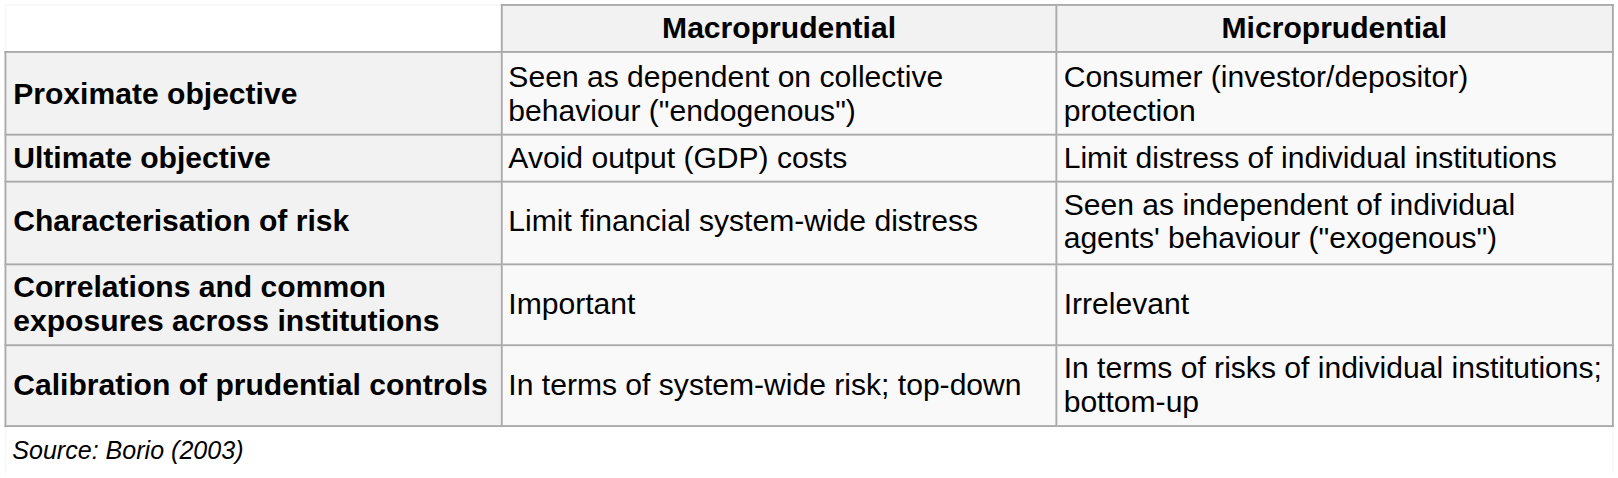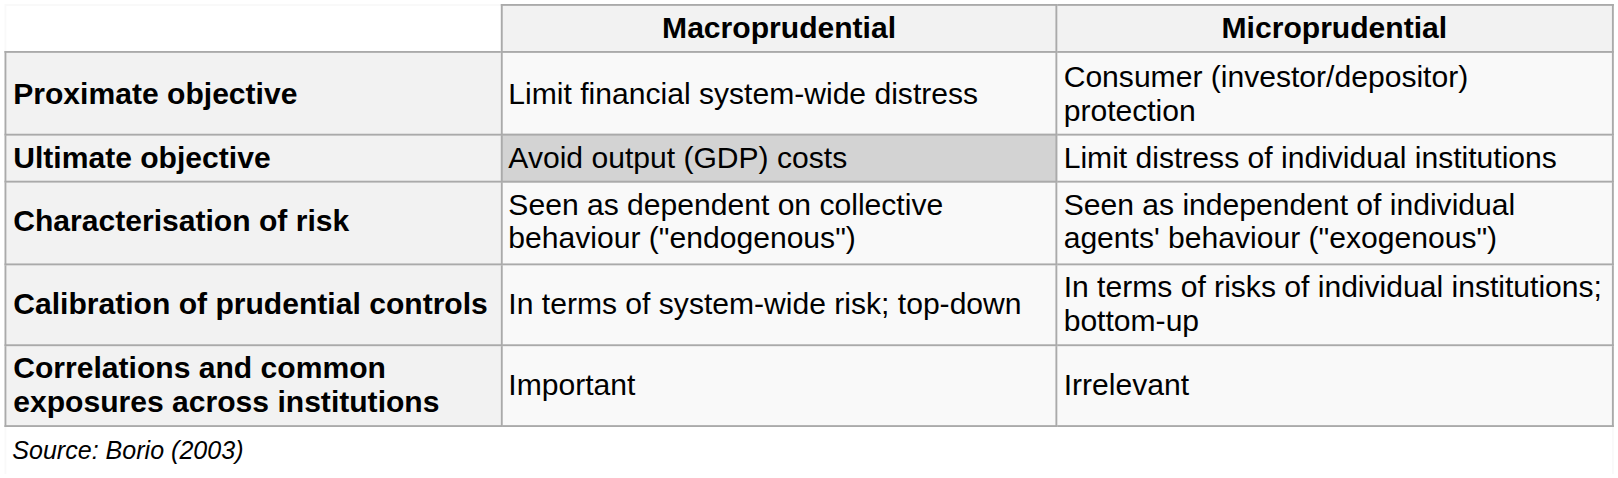(726, 92) Seen as dependent on collective behaviour ("endogenous") -> (743, 92) Limit financial system-wide distress
(678, 157) no background -> (678, 157) lightgrey background
(743, 222) Limit financial system-wide distress -> (726, 222) Seen as dependent on collective behaviour ("endogenous")
rows swapped: (226, 303) <-> (251, 385)
